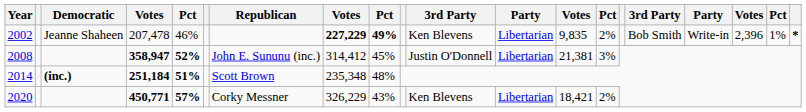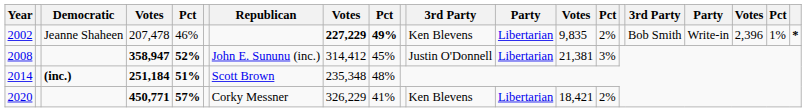(384, 96) 43% -> (384, 96) 41%
